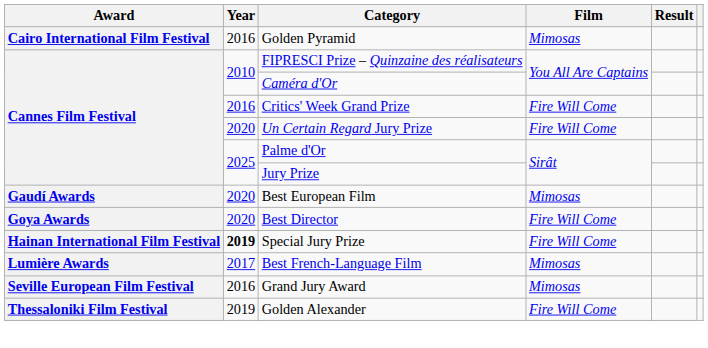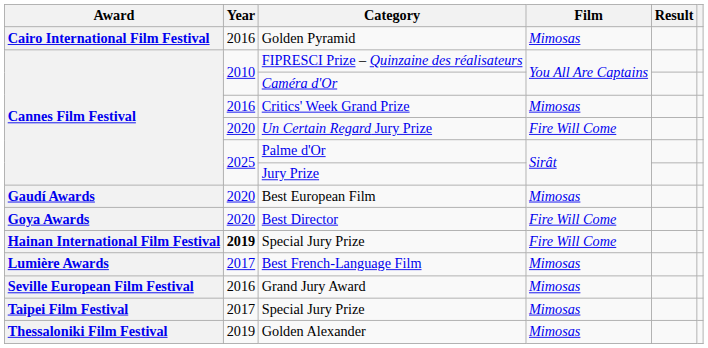(573, 106) Fire Will Come -> (555, 106) Mimosas
+ row: (68, 309)
(573, 309) Fire Will Come -> (555, 331) Mimosas
